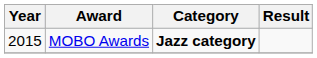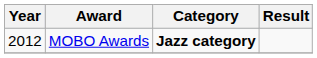(25, 40) 2015 -> (25, 40) 2012
